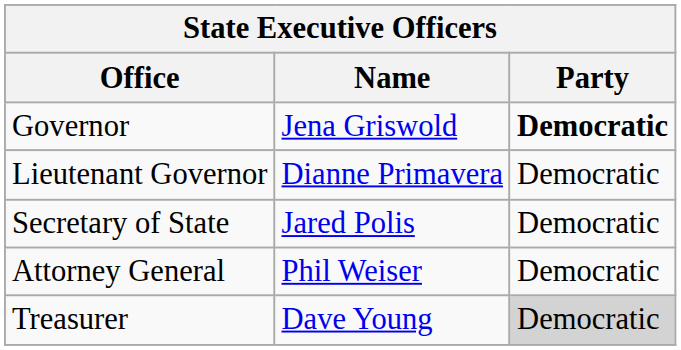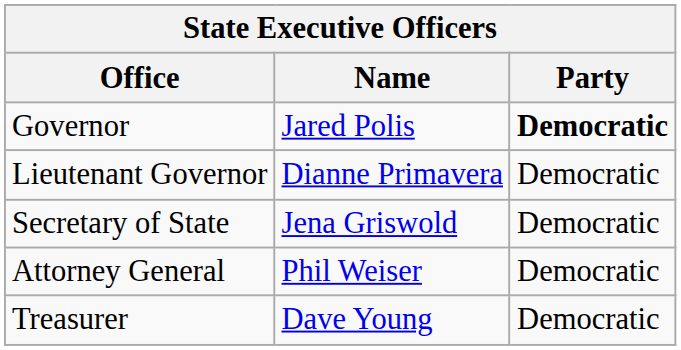(369, 125) Jena Griswold -> (348, 125) Jared Polis
(348, 222) Jared Polis -> (369, 222) Jena Griswold
(588, 319) lightgrey background -> (588, 319) no background
